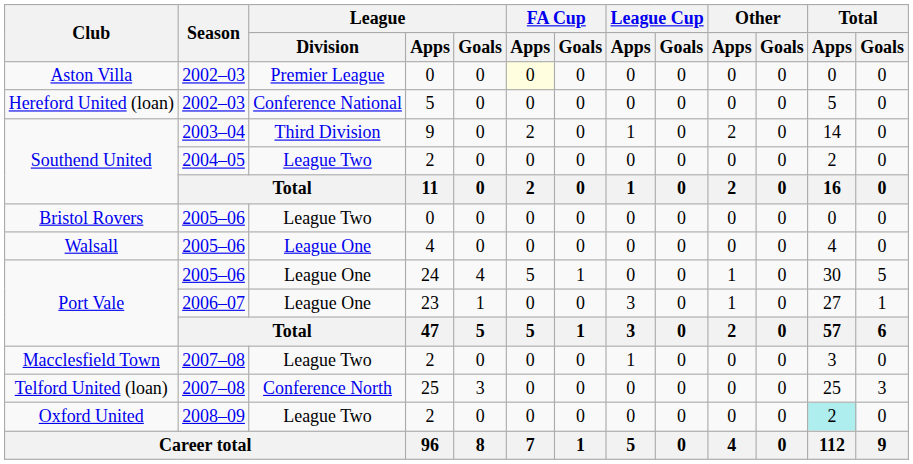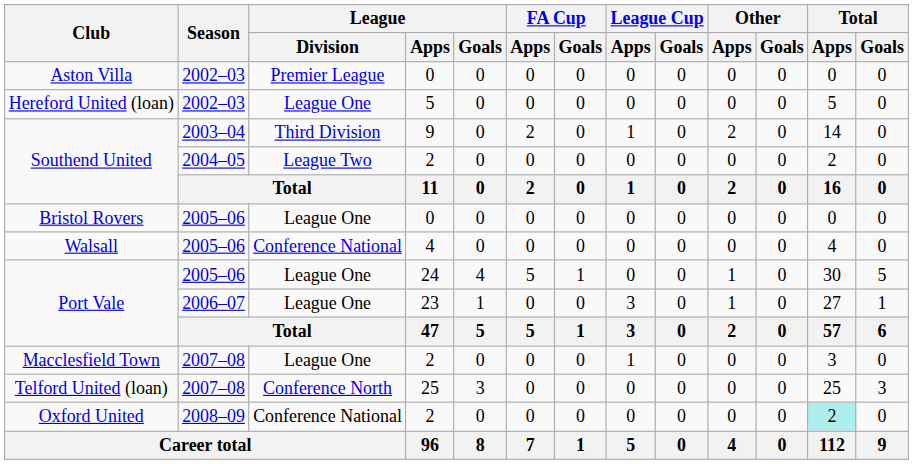(530, 75) lightyellow background -> (530, 75) no background
(328, 103) Conference National -> (328, 103) League One
(328, 217) League Two -> (328, 217) League One
(328, 246) League One -> (328, 246) Conference National
(328, 359) League Two -> (328, 359) League One
(328, 416) League Two -> (328, 416) Conference National
